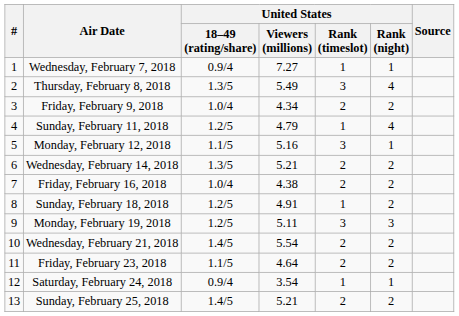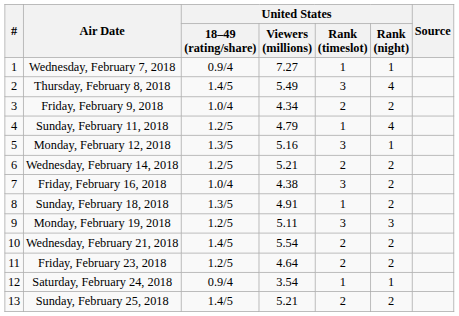(220, 86) 1.3/5 -> (220, 86) 1.4/5
(220, 145) 1.1/5 -> (220, 145) 1.3/5
(220, 164) 1.3/5 -> (220, 164) 1.2/5
(343, 184) 2 -> (343, 184) 3
(220, 203) 1.2/5 -> (220, 203) 1.3/5
(220, 262) 1.1/5 -> (220, 262) 1.2/5
